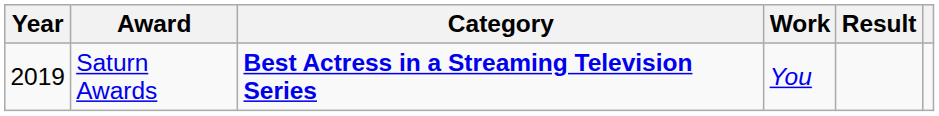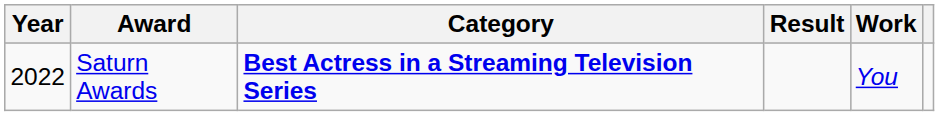columns swapped: (800, 23) <-> (879, 23)
(38, 76) 2019 -> (38, 76) 2022
